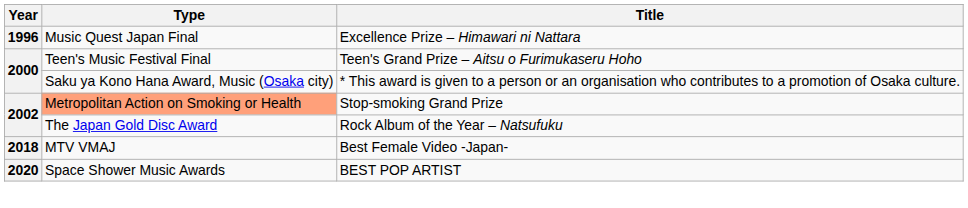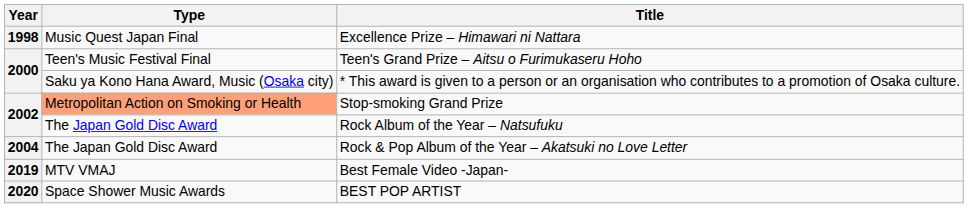(23, 37) 1996 -> (23, 37) 1998
+ row: (514, 147)
(23, 147) 2018 -> (23, 170) 2019
